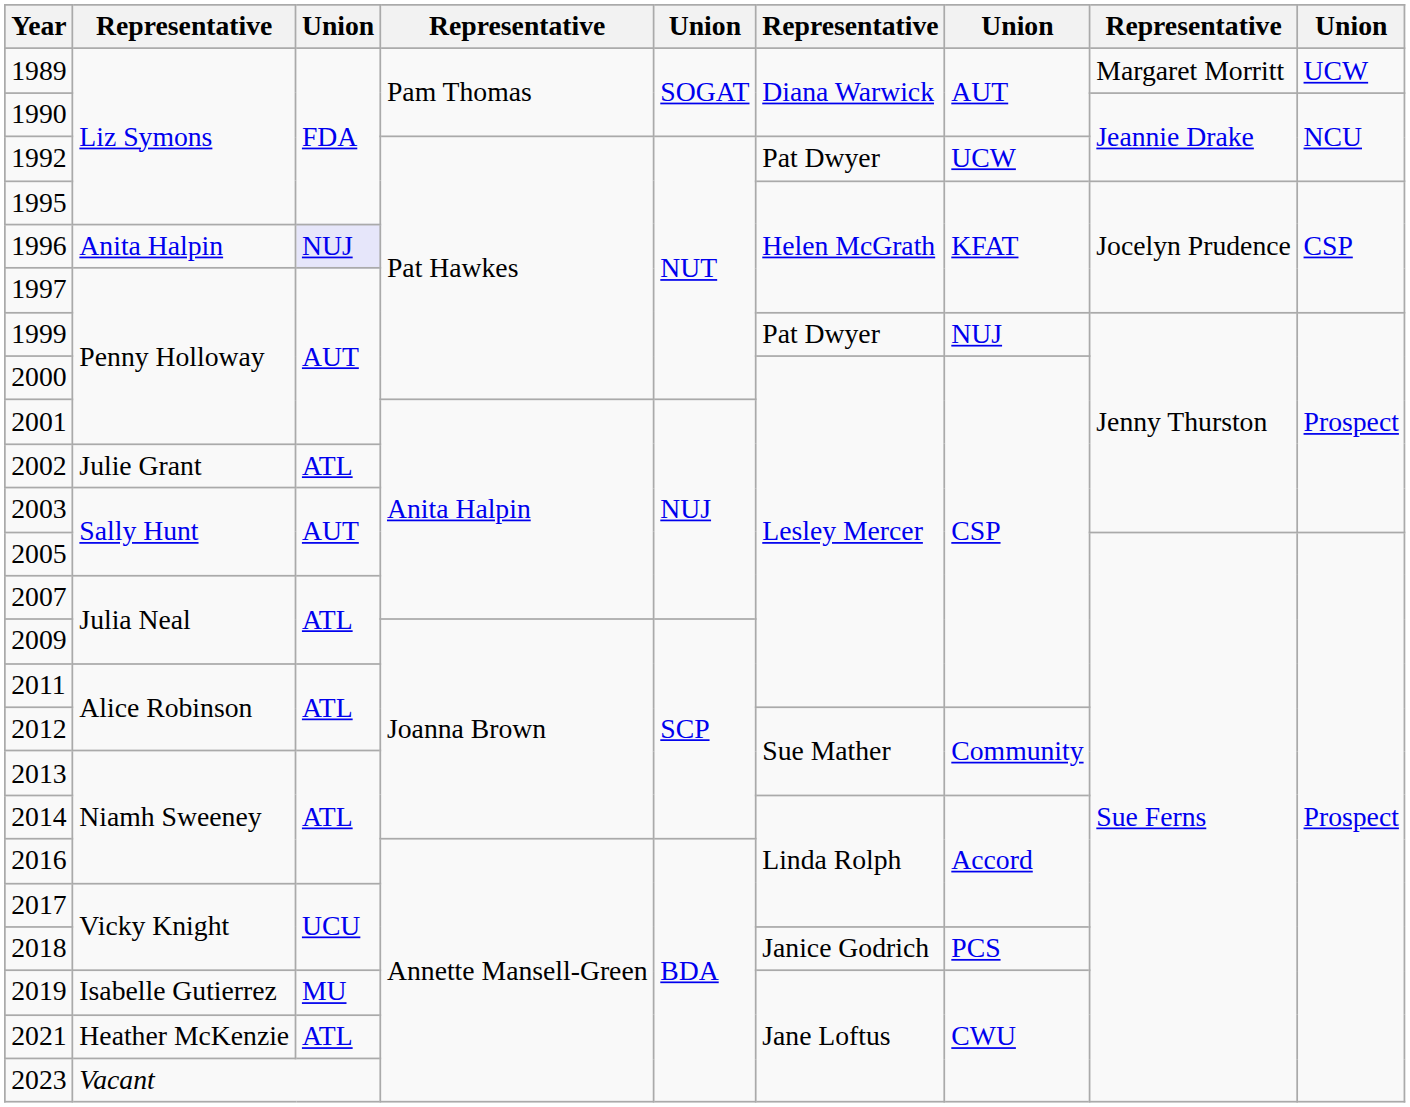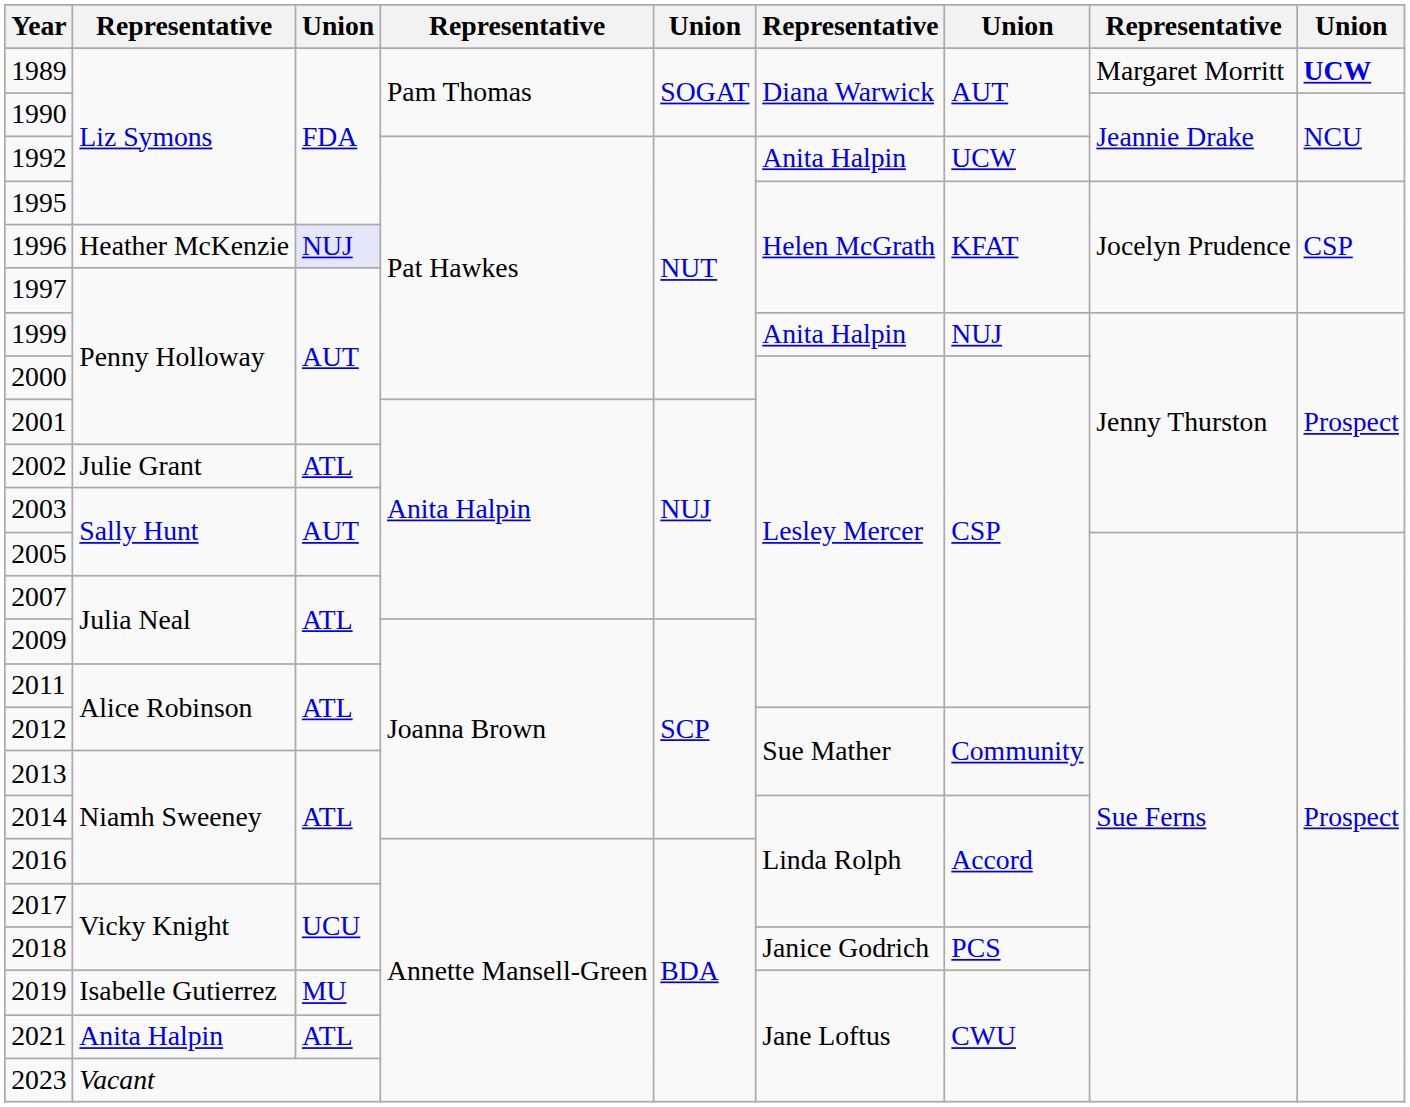(1336, 70) normal -> (1337, 70) bold
(821, 158) Pat Dwyer -> (834, 158) Anita Halpin
(151, 245) Anita Halpin -> (184, 245) Heather McKenzie
(821, 333) Pat Dwyer -> (834, 333) Anita Halpin
(184, 1036) Heather McKenzie -> (151, 1036) Anita Halpin
